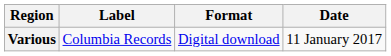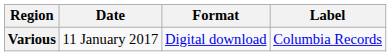columns swapped: (334, 16) <-> (117, 16)
